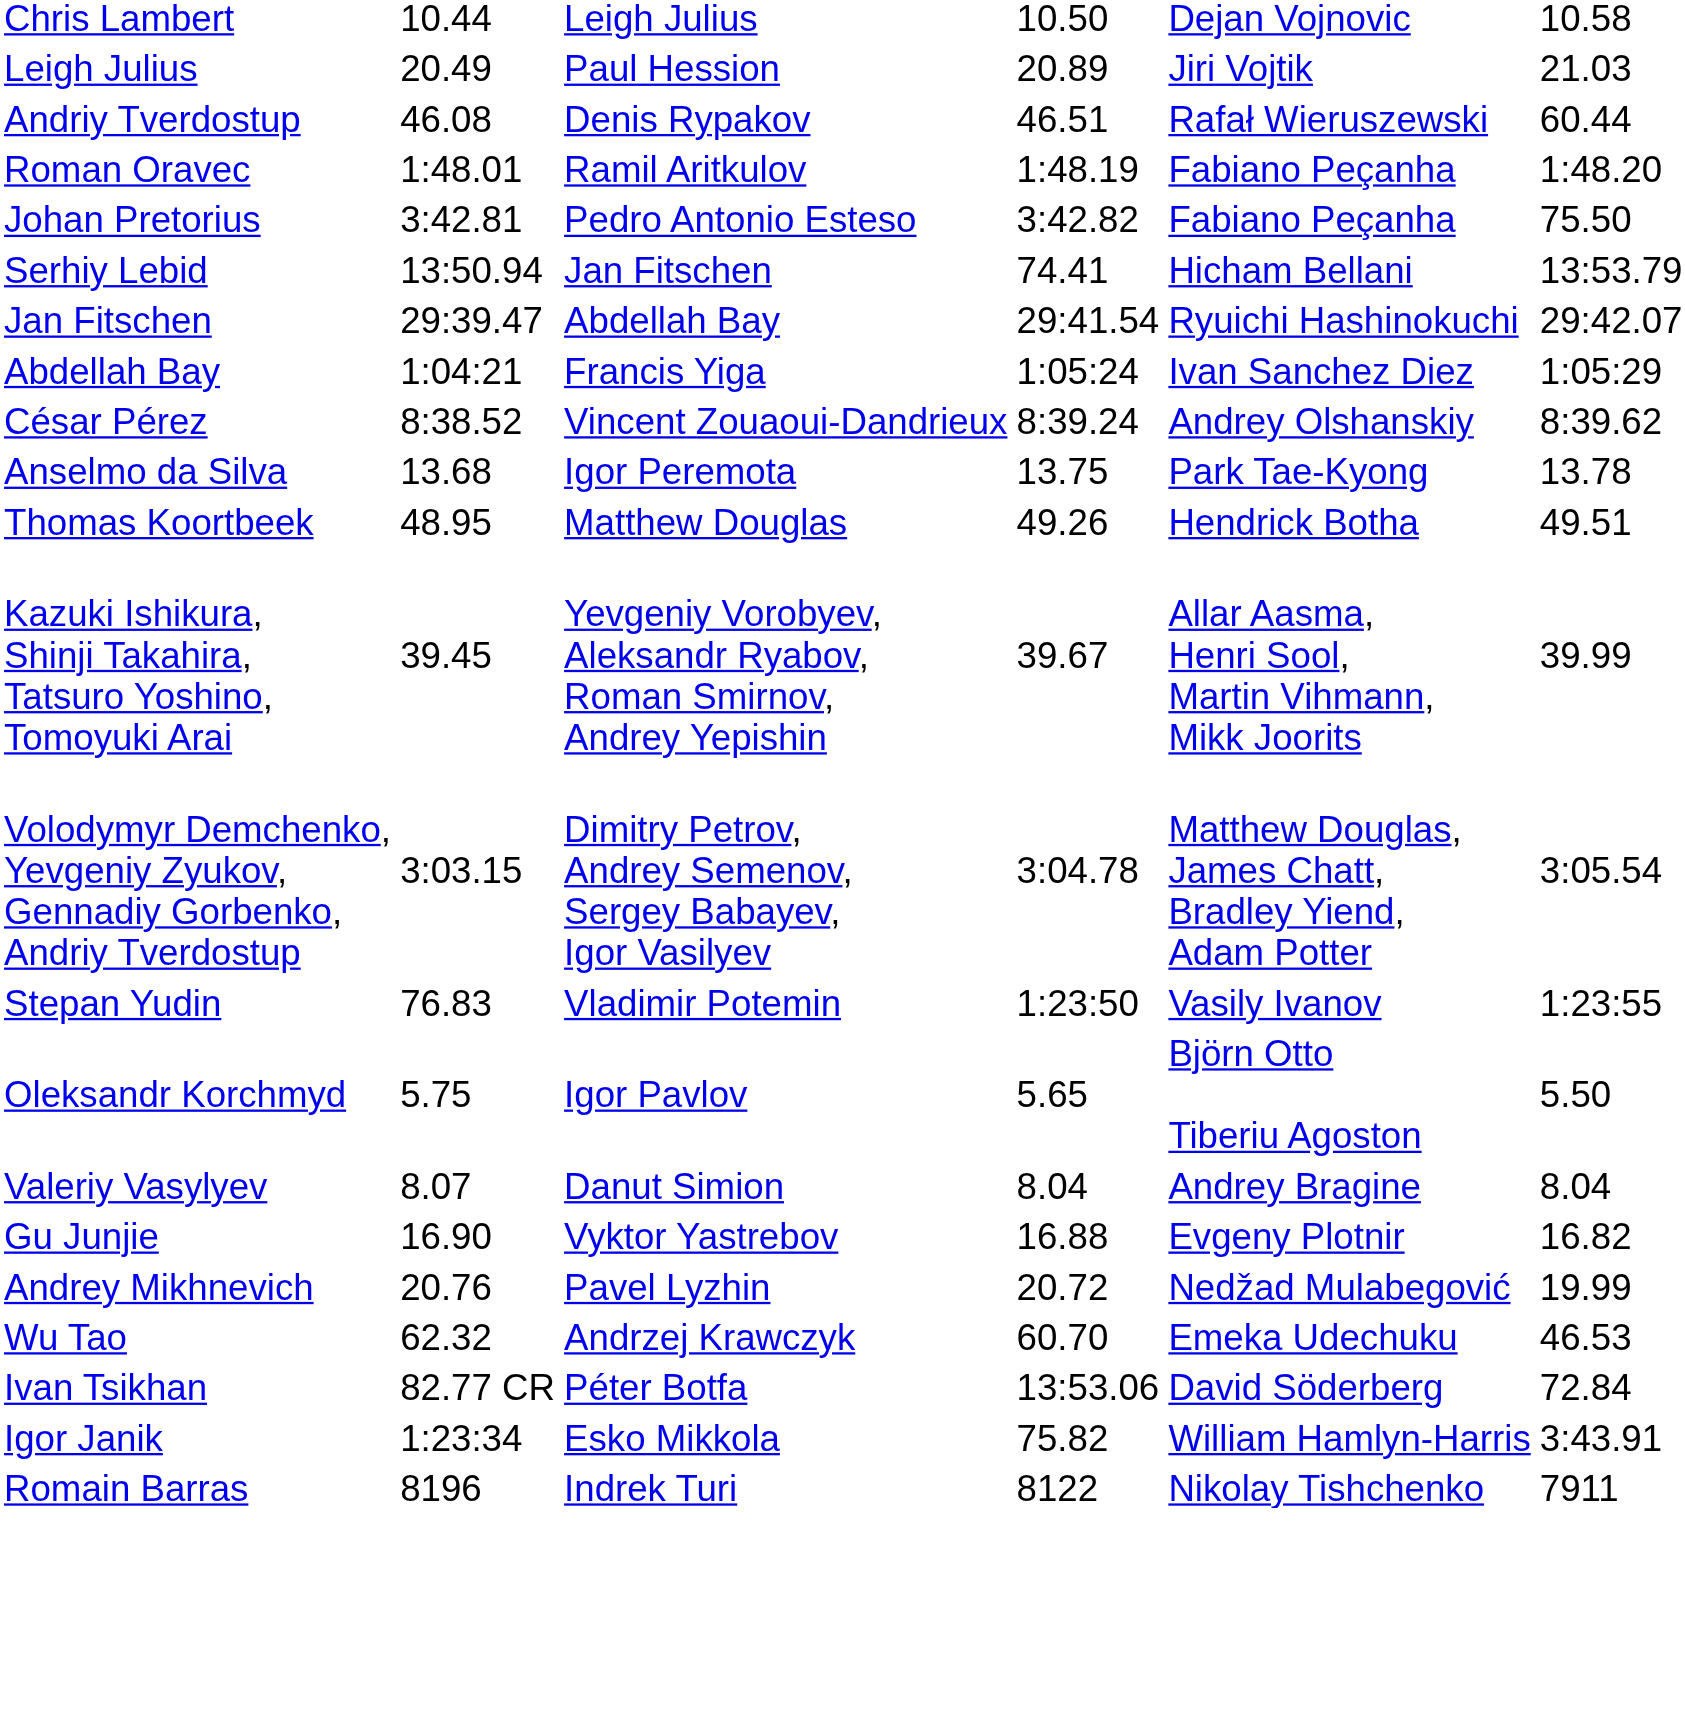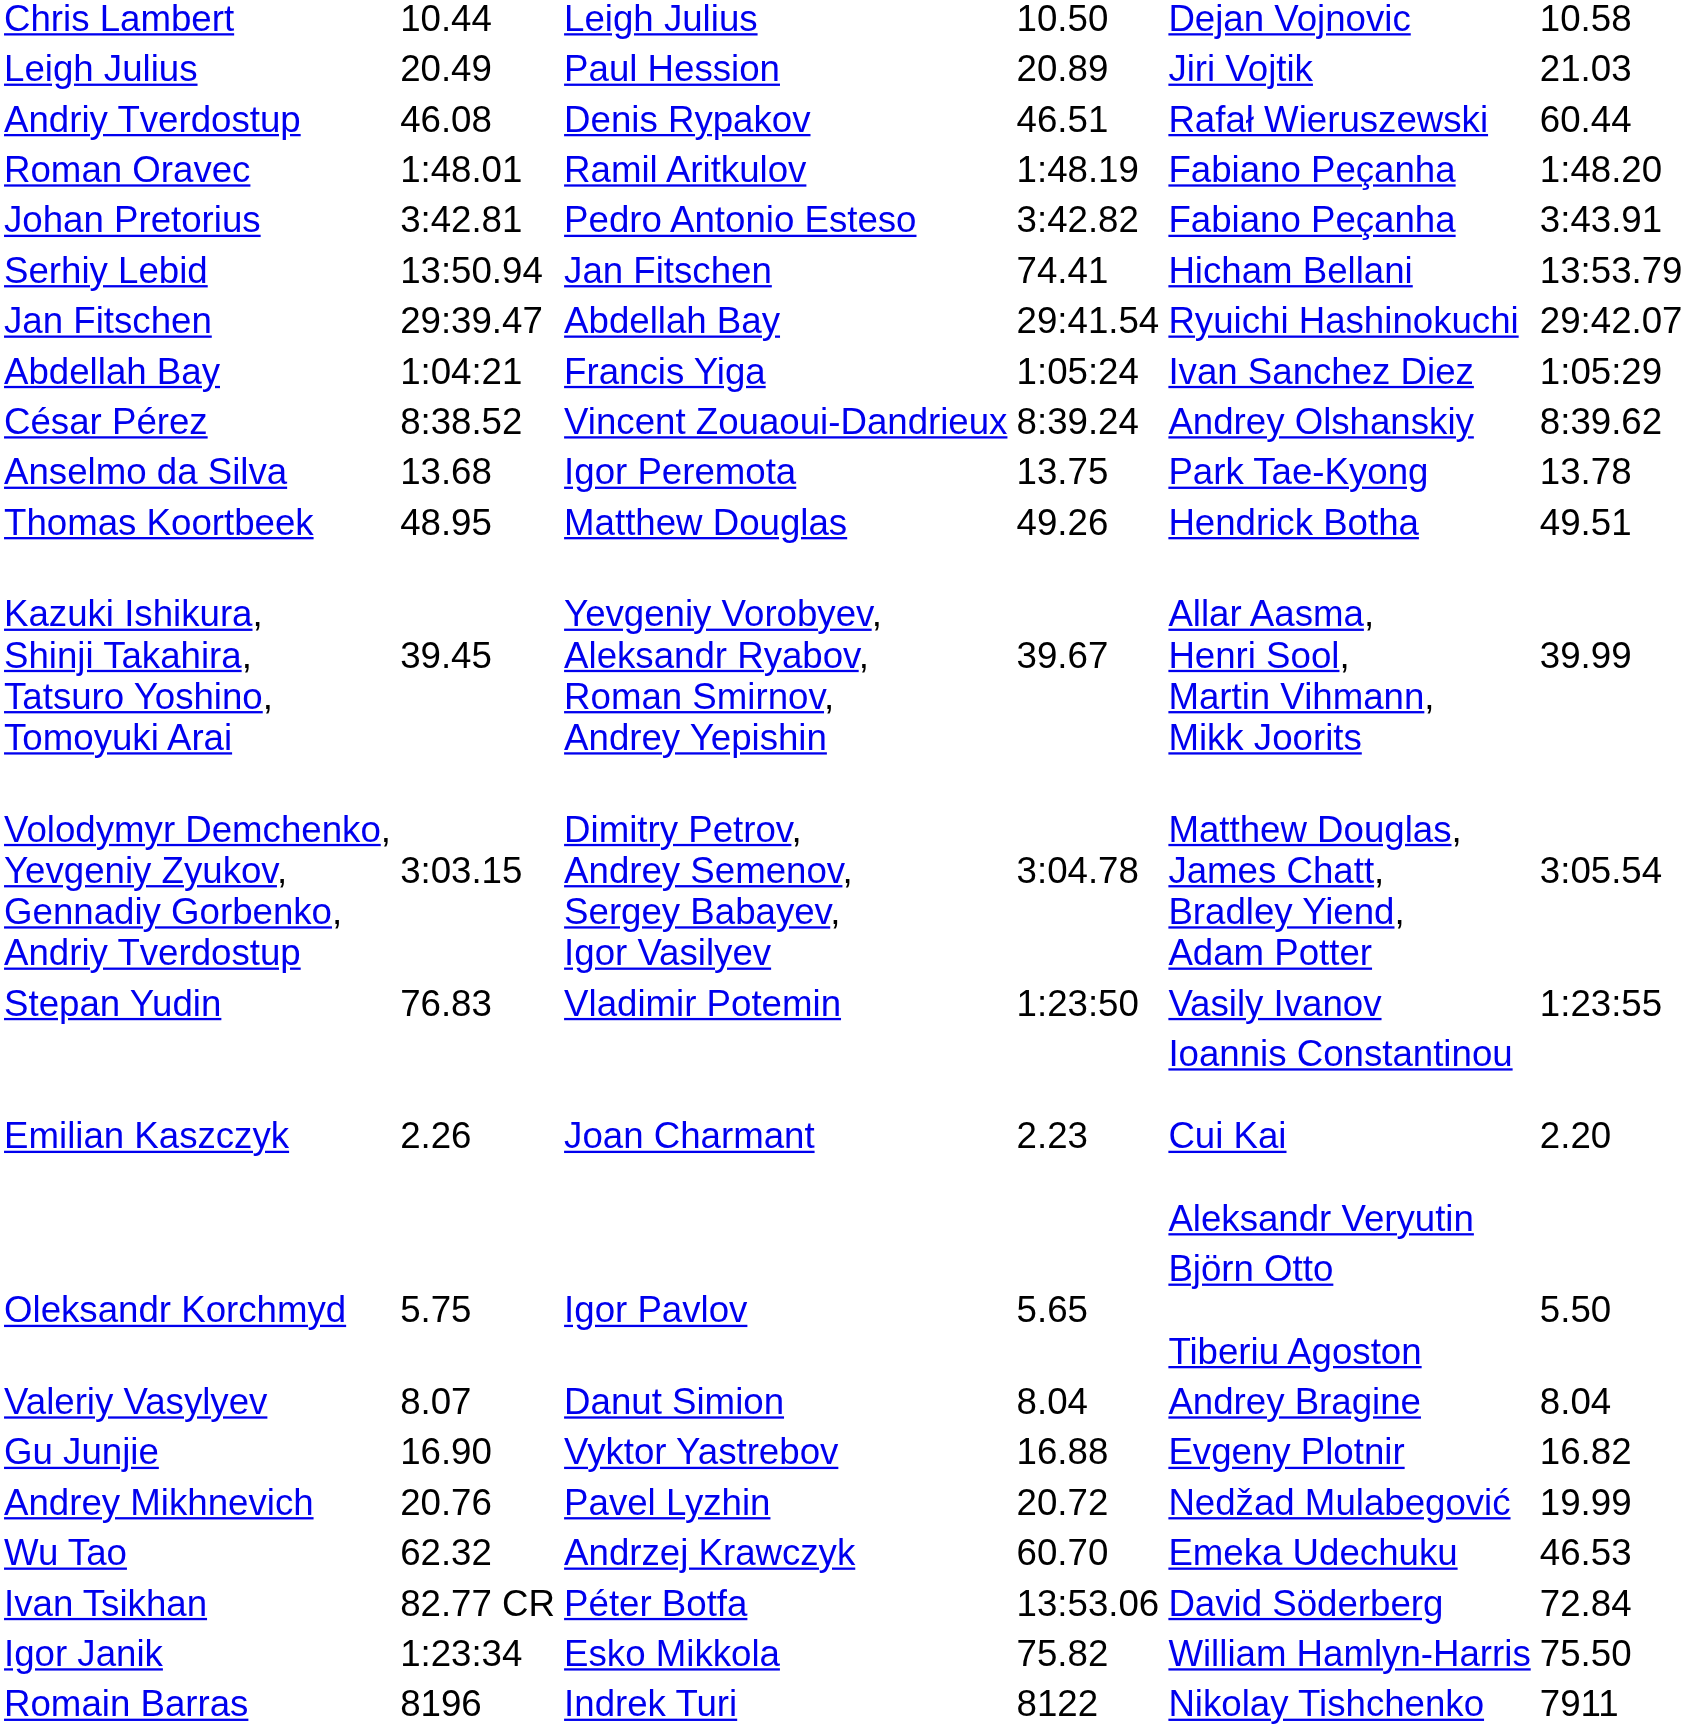(1586, 220) 75.50 -> (1601, 220) 3:43.91
+ row: (147, 1136)
(1601, 1438) 3:43.91 -> (1586, 1653) 75.50
